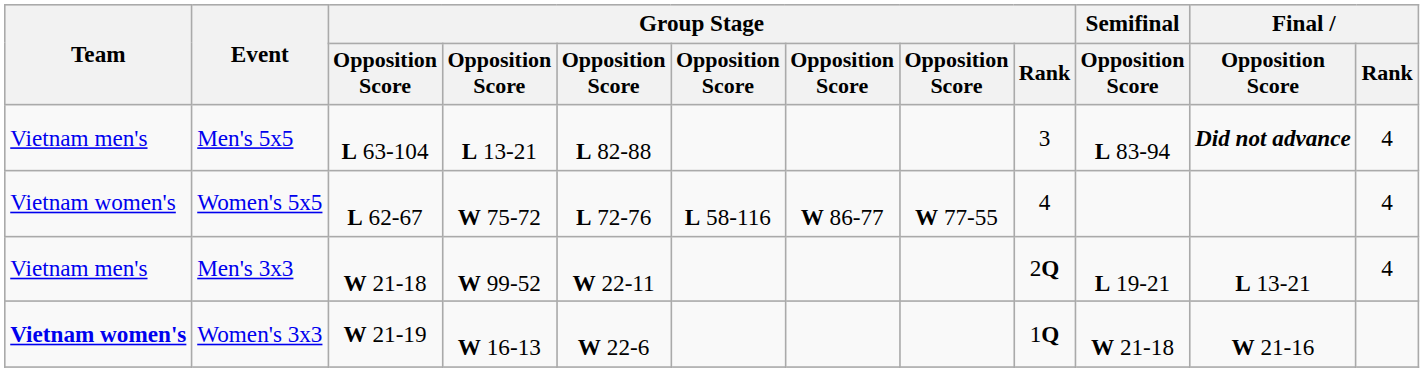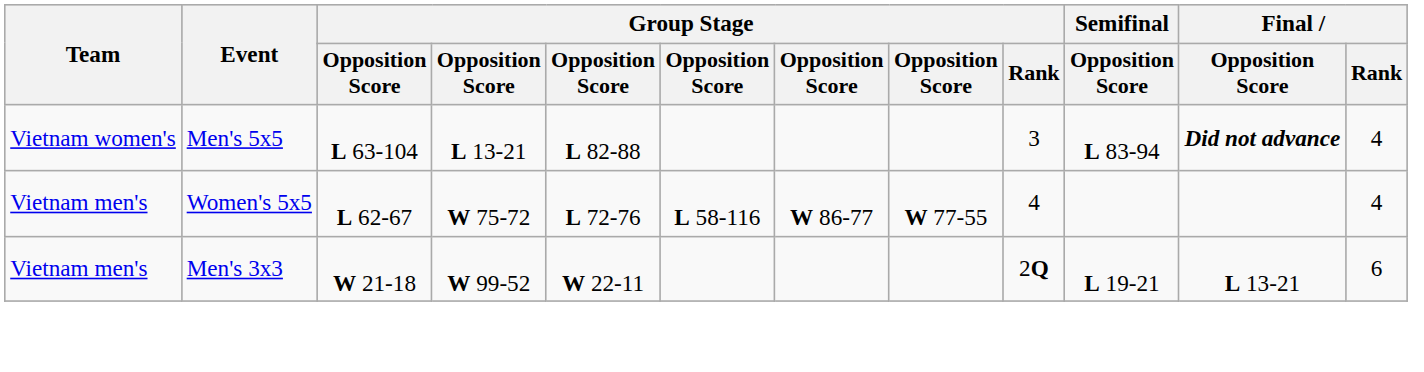(79, 137) Vietnam men's -> (93, 137) Vietnam women's
(93, 203) Vietnam women's -> (79, 203) Vietnam men's
(1387, 269) 4 -> (1377, 269) 6
- row: (260, 334)
